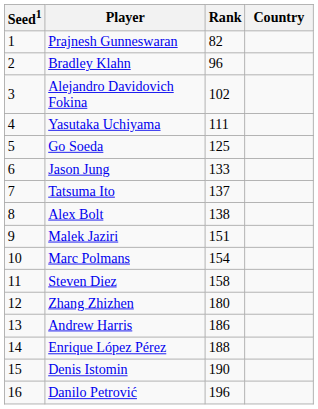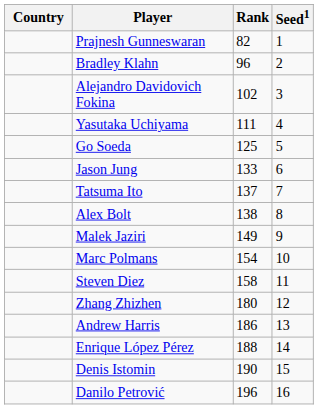columns swapped: (279, 17) <-> (25, 17)
(219, 236) 151 -> (247, 236) 149
